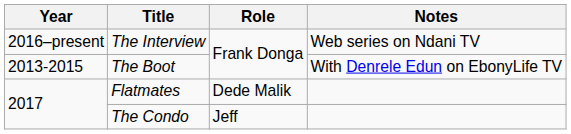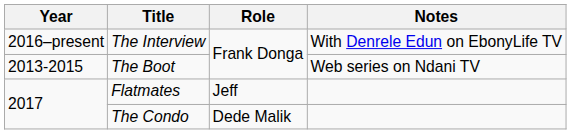(395, 41) Web series on Ndani TV -> (436, 41) With Denrele Edun on EbonyLife TV
(436, 66) With Denrele Edun on EbonyLife TV -> (395, 66) Web series on Ndani TV
(252, 91) Dede Malik -> (225, 91) Jeff
(225, 116) Jeff -> (252, 116) Dede Malik
